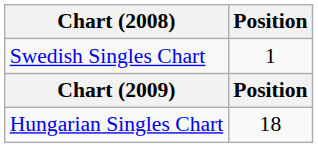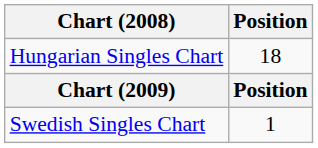rows swapped: (107, 55) <-> (116, 124)
